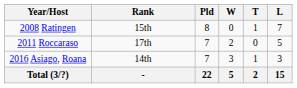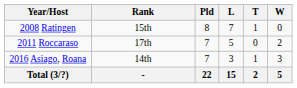columns swapped: (231, 12) <-> (280, 12)
